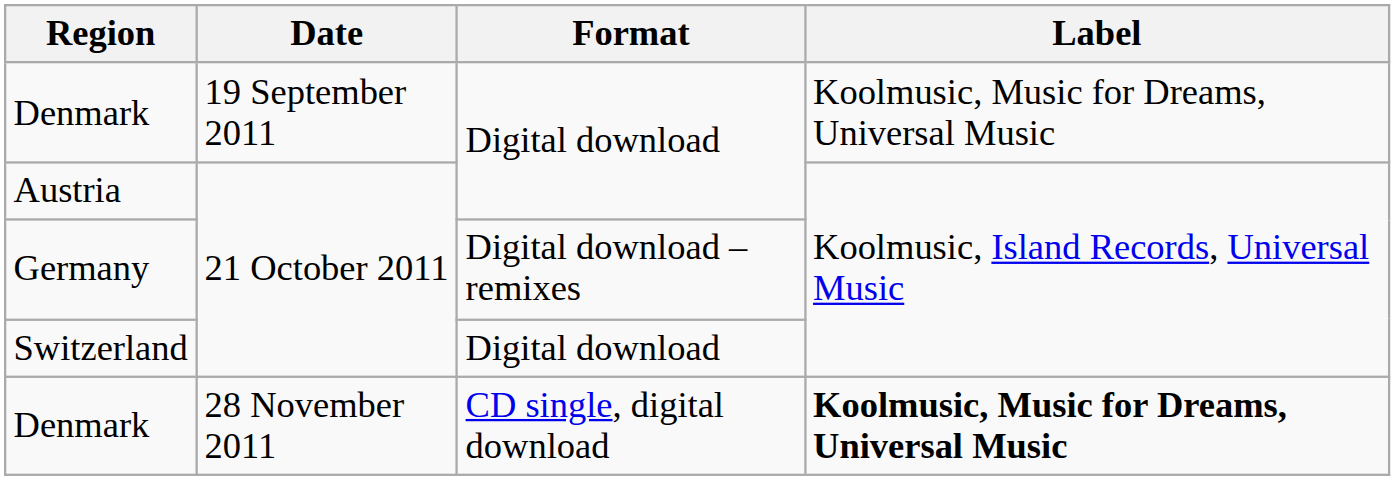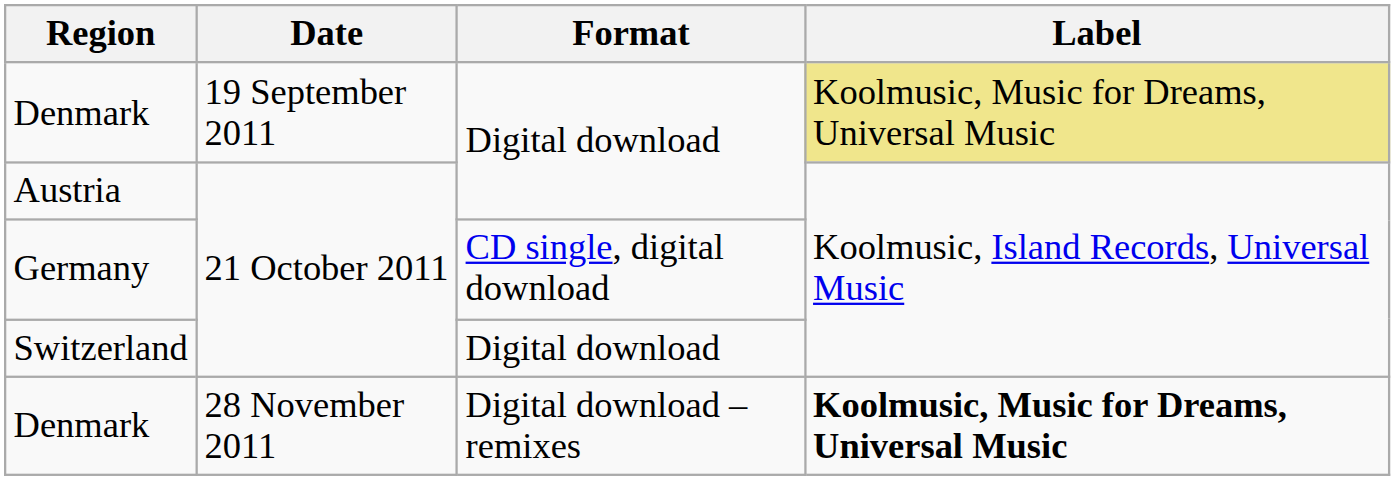(1039, 111) no background -> (1039, 111) khaki background
(606, 268) Digital download – remixes -> (595, 268) CD single, digital download
(595, 425) CD single, digital download -> (606, 425) Digital download – remixes
